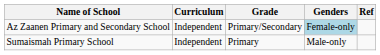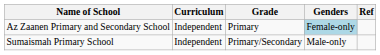(265, 27) Primary/Secondary -> (243, 27) Primary
(243, 42) Primary -> (265, 42) Primary/Secondary
